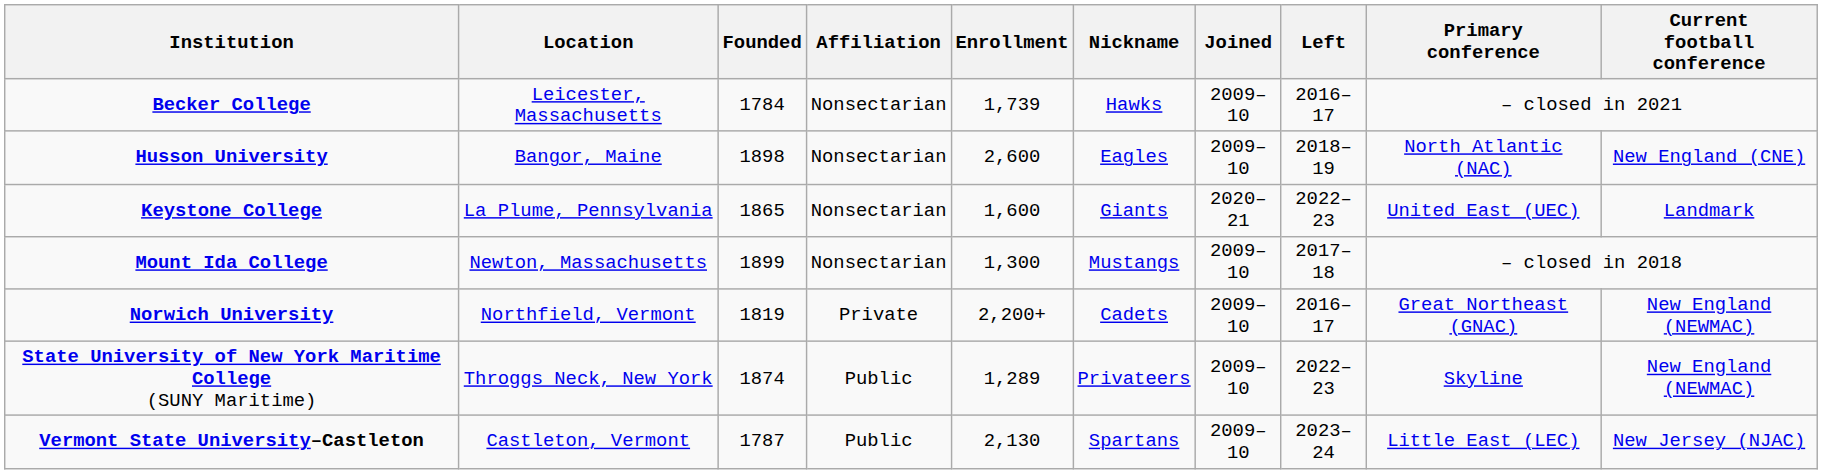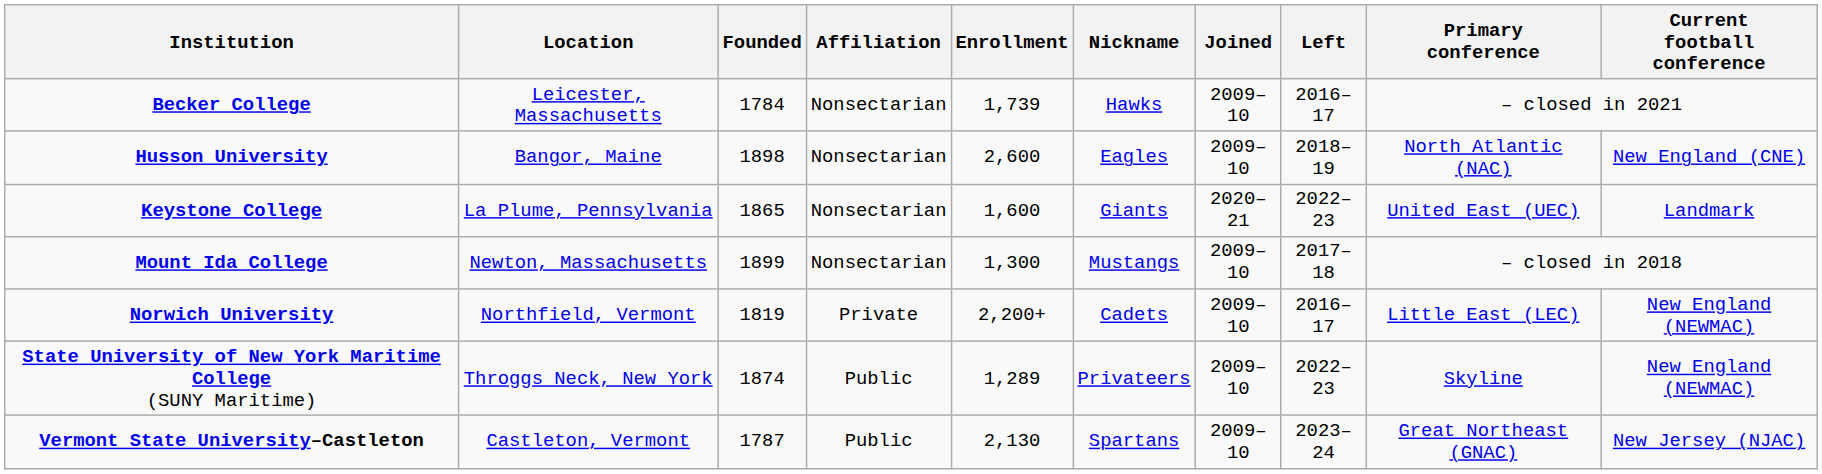(1483, 315) Great Northeast (GNAC) -> (1483, 315) Little East (LEC)
(1483, 442) Little East (LEC) -> (1483, 442) Great Northeast (GNAC)
